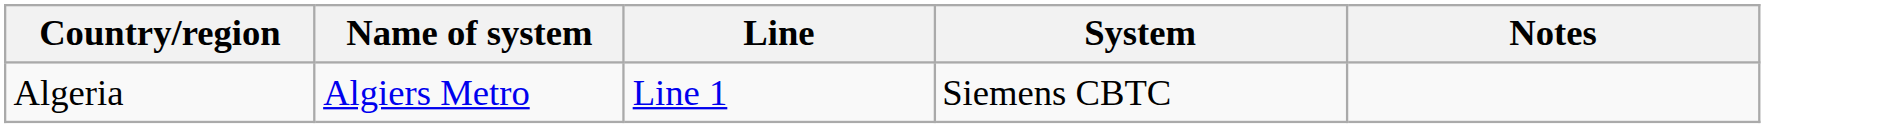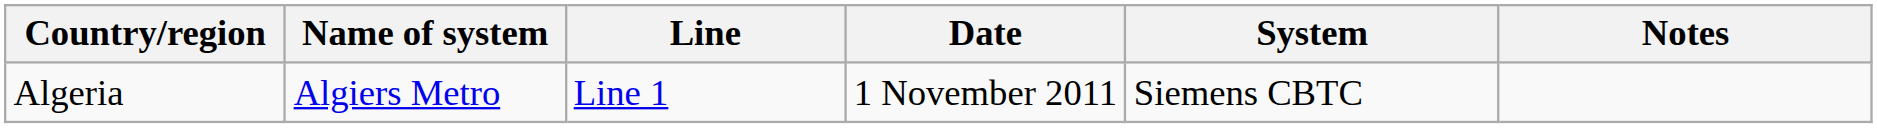+ column: (985, 33)
